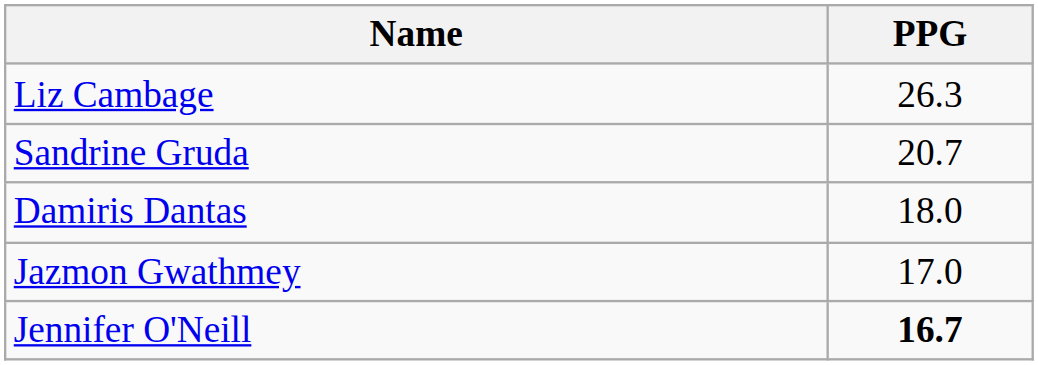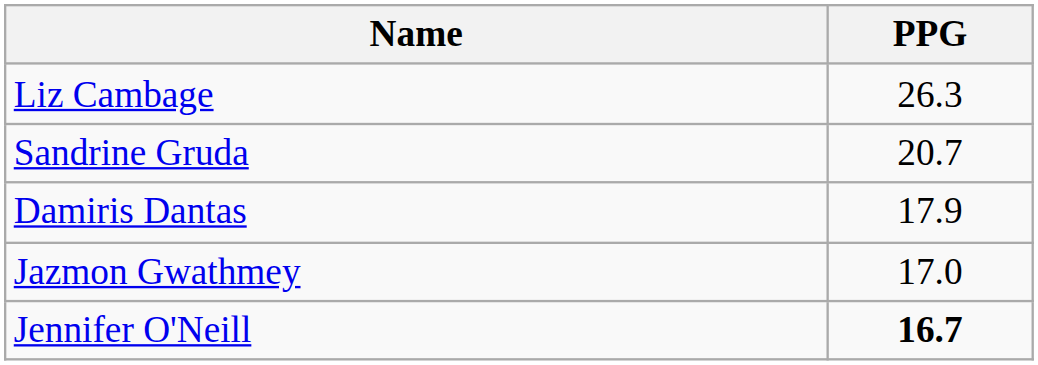(930, 211) 18.0 -> (930, 211) 17.9
